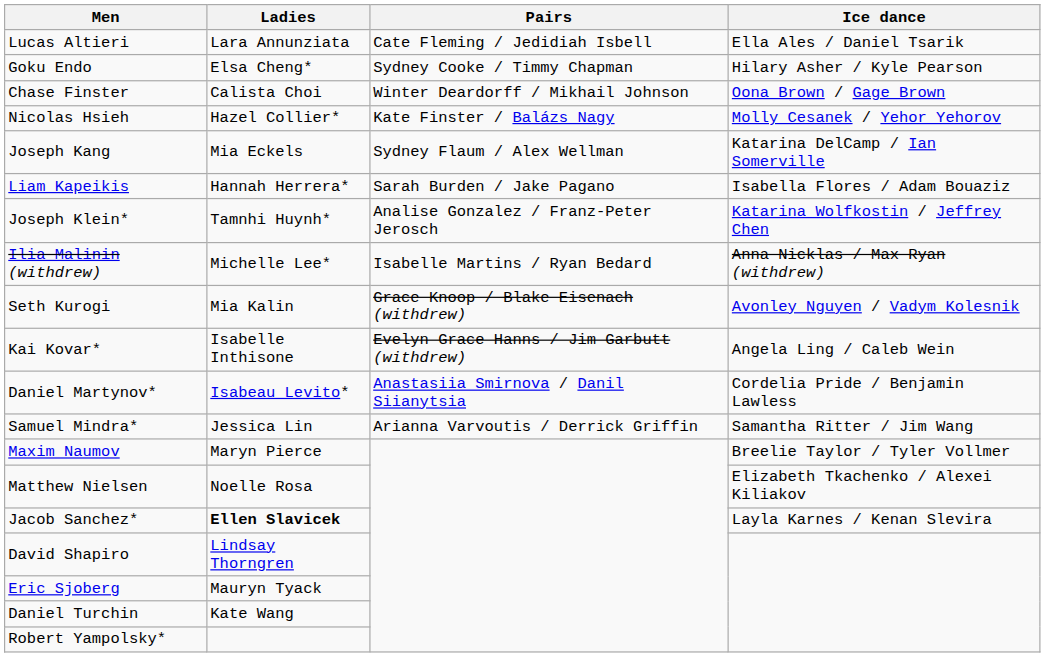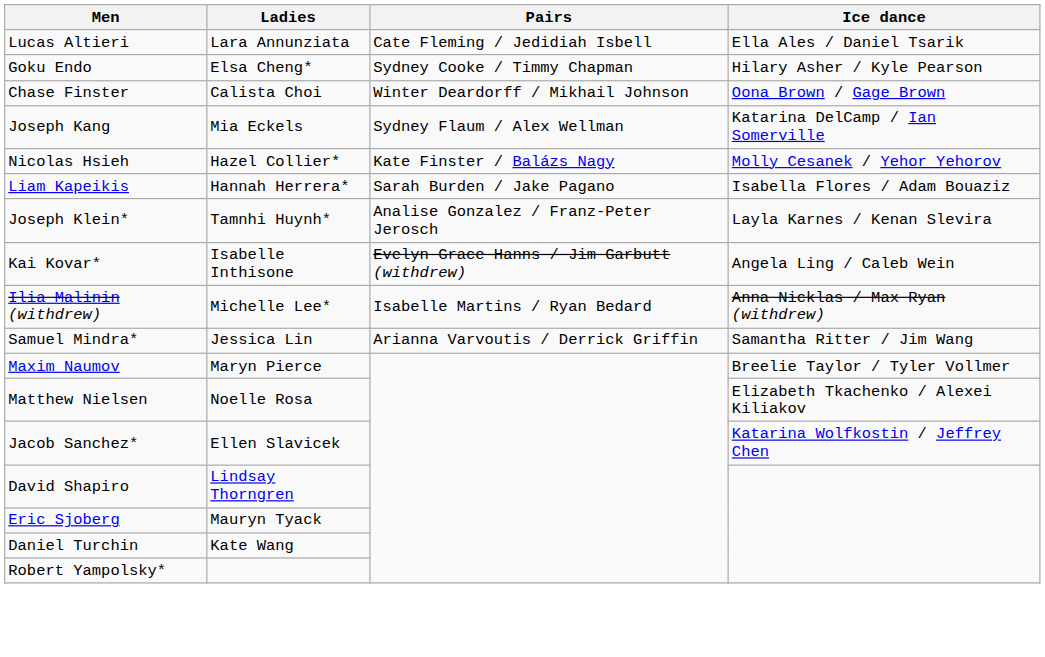rows swapped: (69, 118) <-> (59, 152)
(866, 220) Katarina Wolfkostin / Jeffrey Chen -> (862, 220) Layla Karnes / Kenan Slevira
rows swapped: (55, 350) <-> (64, 264)
- row: (59, 307)
- row: (83, 393)
(275, 520) bold -> (275, 443) normal
(862, 520) Layla Karnes / Kenan Slevira -> (866, 443) Katarina Wolfkostin / Jeffrey Chen
